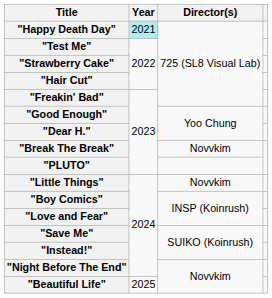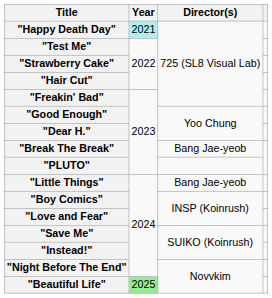(210, 149) Novvkim -> (210, 149) Bang Jae-yeob
(210, 183) Novvkim -> (210, 183) Bang Jae-yeob
(143, 285) no background -> (143, 285) lightgreen background
